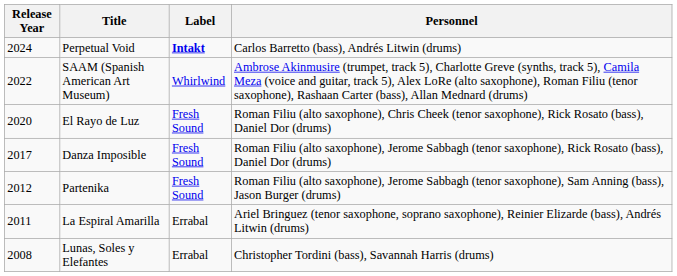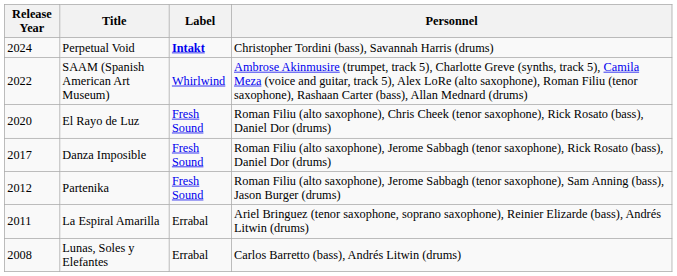(348, 47) Carlos Barretto (bass), Andrés Litwin (drums) -> (364, 47) Christopher Tordini (bass), Savannah Harris (drums)
(364, 254) Christopher Tordini (bass), Savannah Harris (drums) -> (348, 254) Carlos Barretto (bass), Andrés Litwin (drums)
